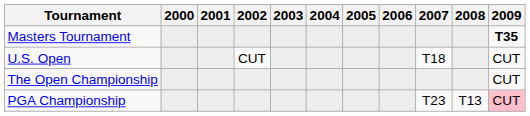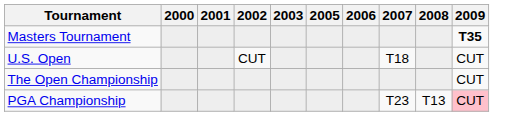- column: (325, 15)
